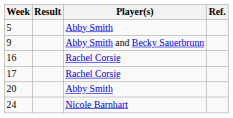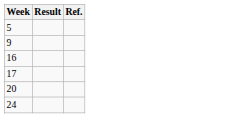- column: (135, 12)
